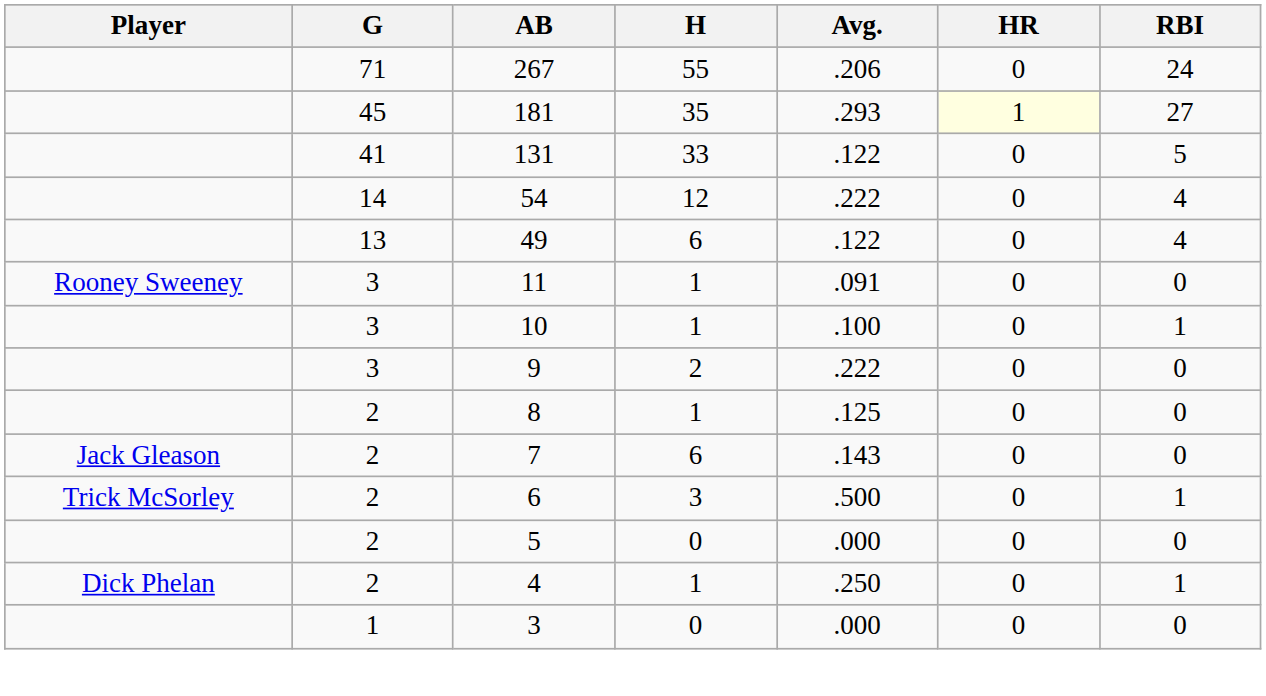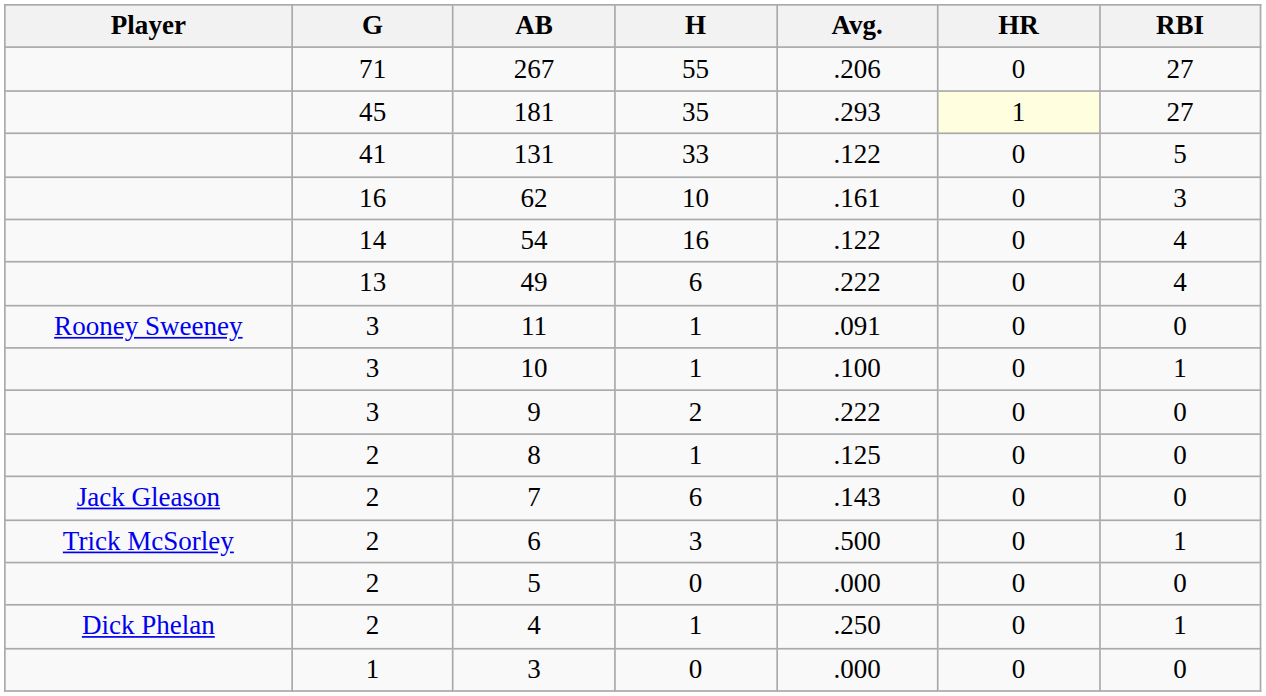(1180, 68) 24 -> (1180, 68) 27
+ row: (534, 197)
(696, 197) 12 -> (696, 240) 16
(857, 197) .222 -> (857, 240) .122
(857, 240) .122 -> (857, 283) .222
